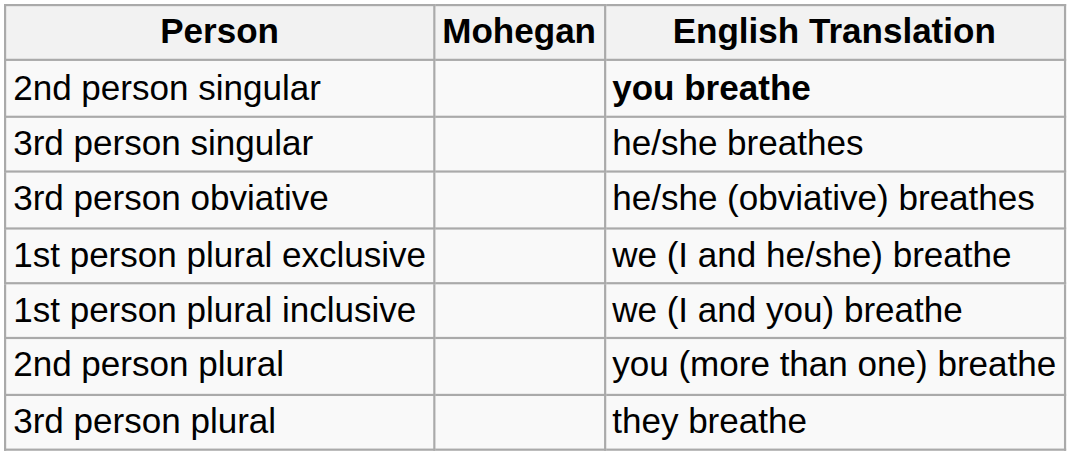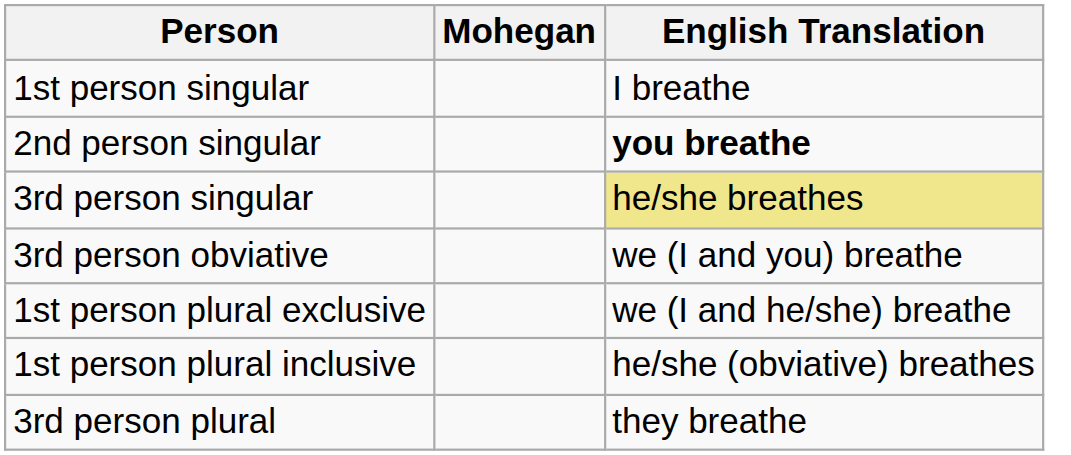+ row: (161, 87)
(738, 143) no background -> (738, 198) khaki background
(824, 198) he/she (obviative) breathes -> (787, 254) we (I and you) breathe
(787, 310) we (I and you) breathe -> (824, 365) he/she (obviative) breathes
- row: (149, 365)
